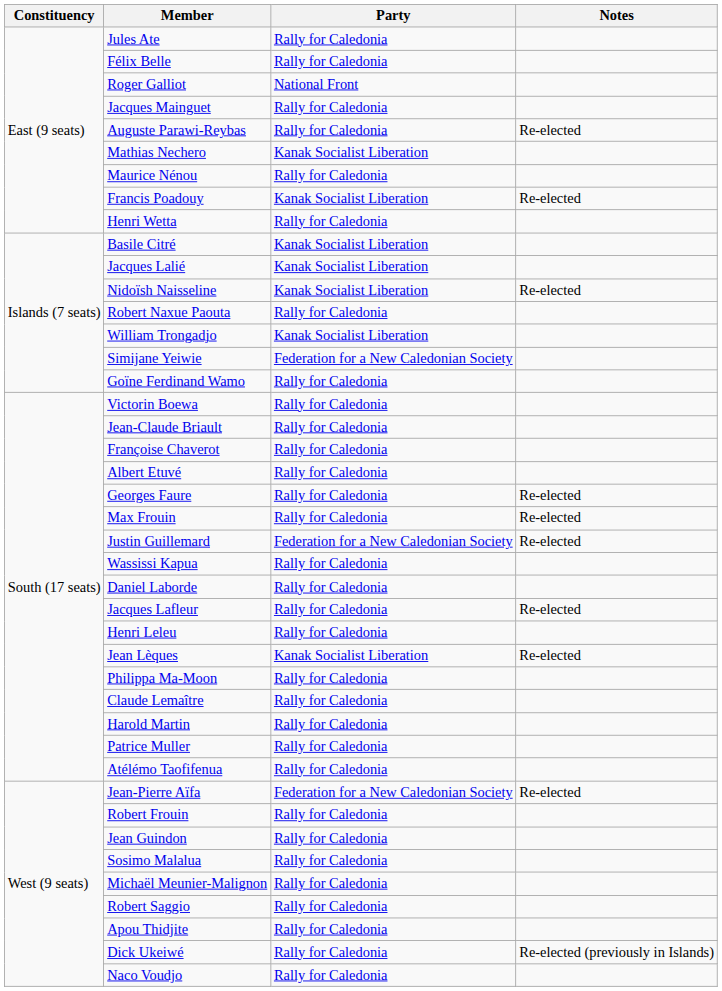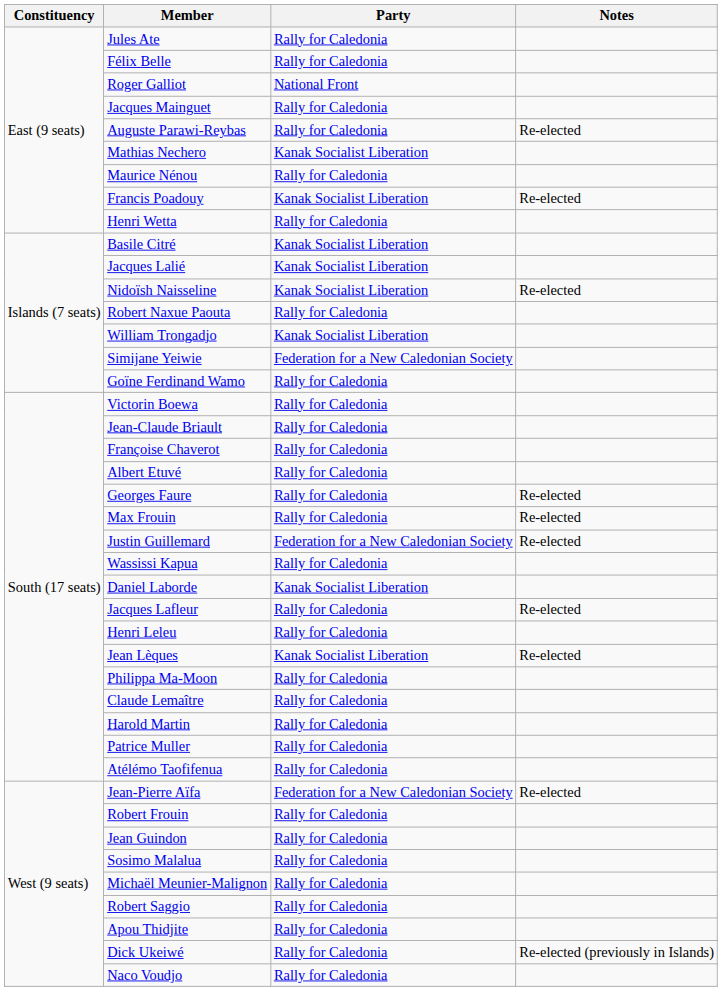(331, 586) Rally for Caledonia -> (351, 586) Kanak Socialist Liberation
